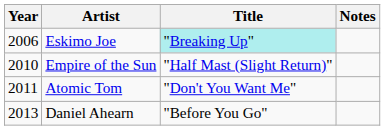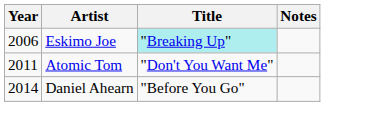- row: (101, 64)
(23, 112) 2013 -> (23, 88) 2014
